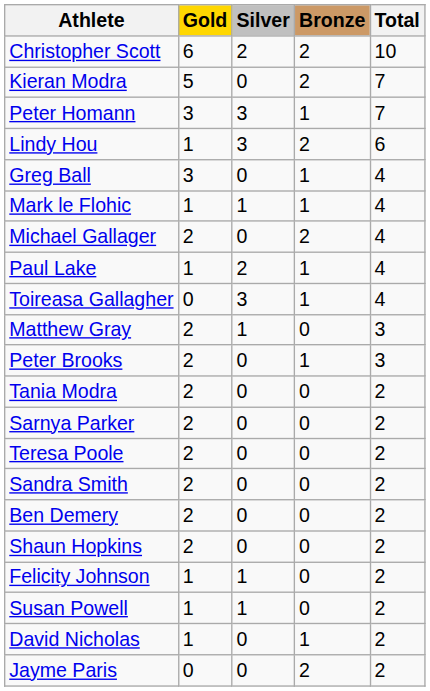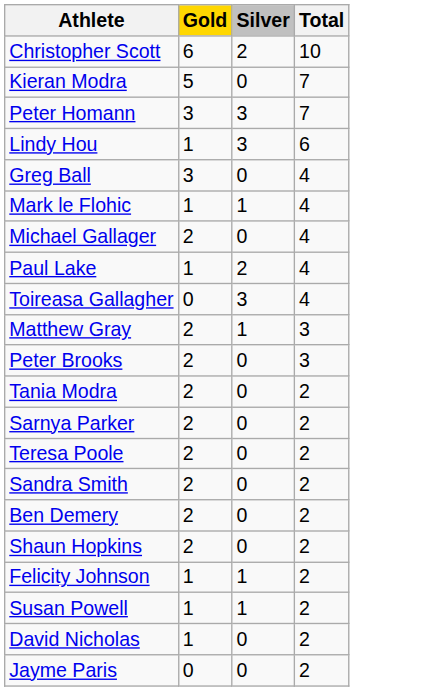- column: (332, 21)
